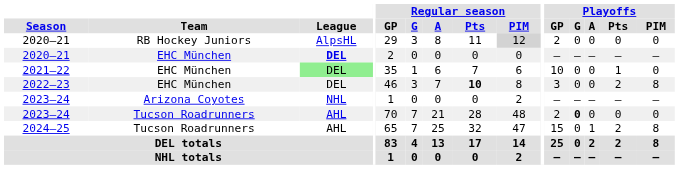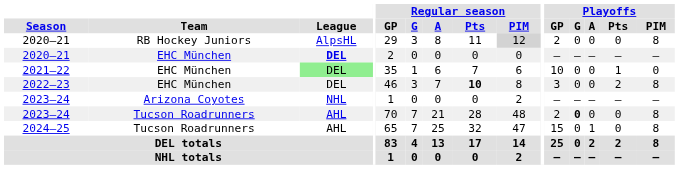(656, 41) 0 -> (656, 41) 8
(656, 114) 0 -> (656, 114) 8
(618, 128) 2 -> (618, 128) 0
